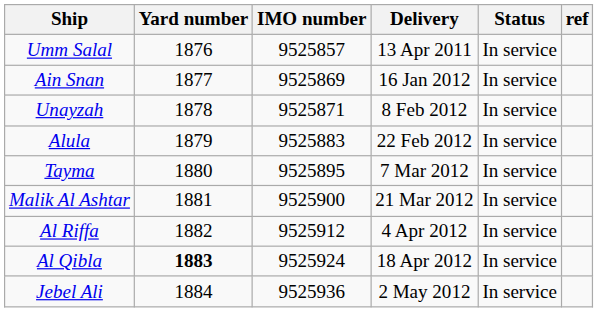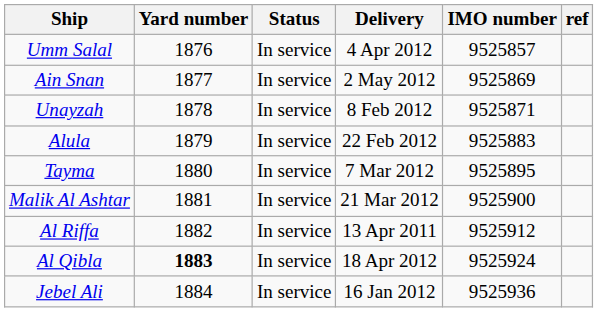columns swapped: (312, 19) <-> (520, 19)
(424, 49) 13 Apr 2011 -> (389, 49) 4 Apr 2012
(424, 79) 16 Jan 2012 -> (389, 79) 2 May 2012
(424, 230) 4 Apr 2012 -> (389, 230) 13 Apr 2011
(424, 291) 2 May 2012 -> (389, 291) 16 Jan 2012
